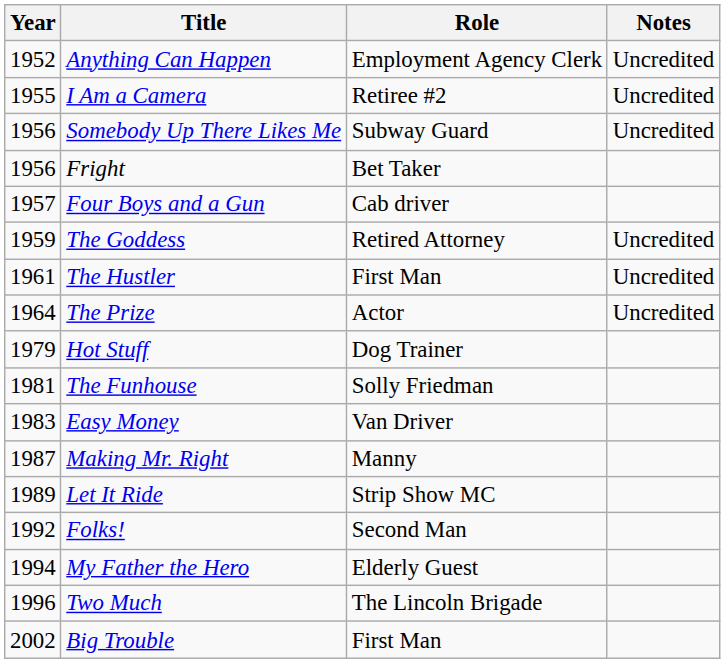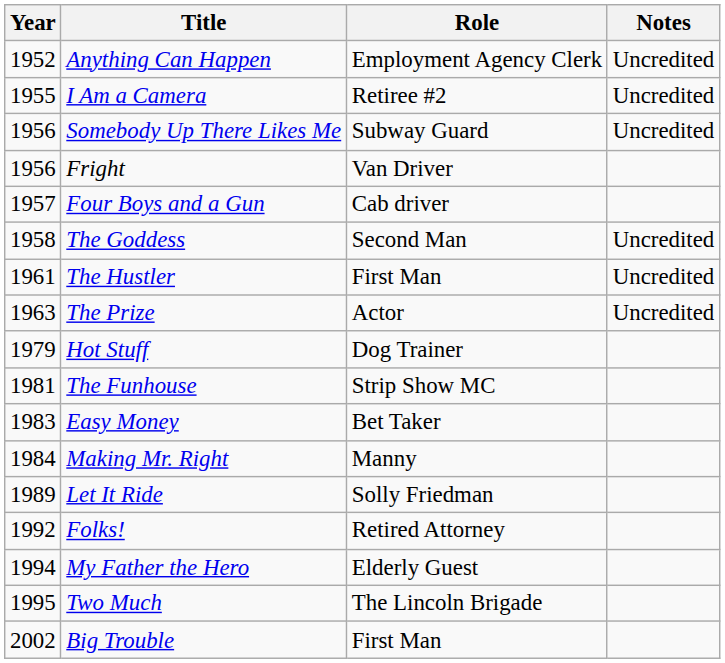(396, 167) Bet Taker -> (402, 167) Van Driver
(33, 240) 1959 -> (33, 240) 1958
(428, 240) Retired Attorney -> (409, 240) Second Man
(33, 312) 1964 -> (33, 312) 1963
(423, 385) Solly Friedman -> (424, 385) Strip Show MC
(402, 421) Van Driver -> (396, 421) Bet Taker
(33, 458) 1987 -> (33, 458) 1984
(424, 494) Strip Show MC -> (423, 494) Solly Friedman
(409, 530) Second Man -> (428, 530) Retired Attorney
(33, 603) 1996 -> (33, 603) 1995
